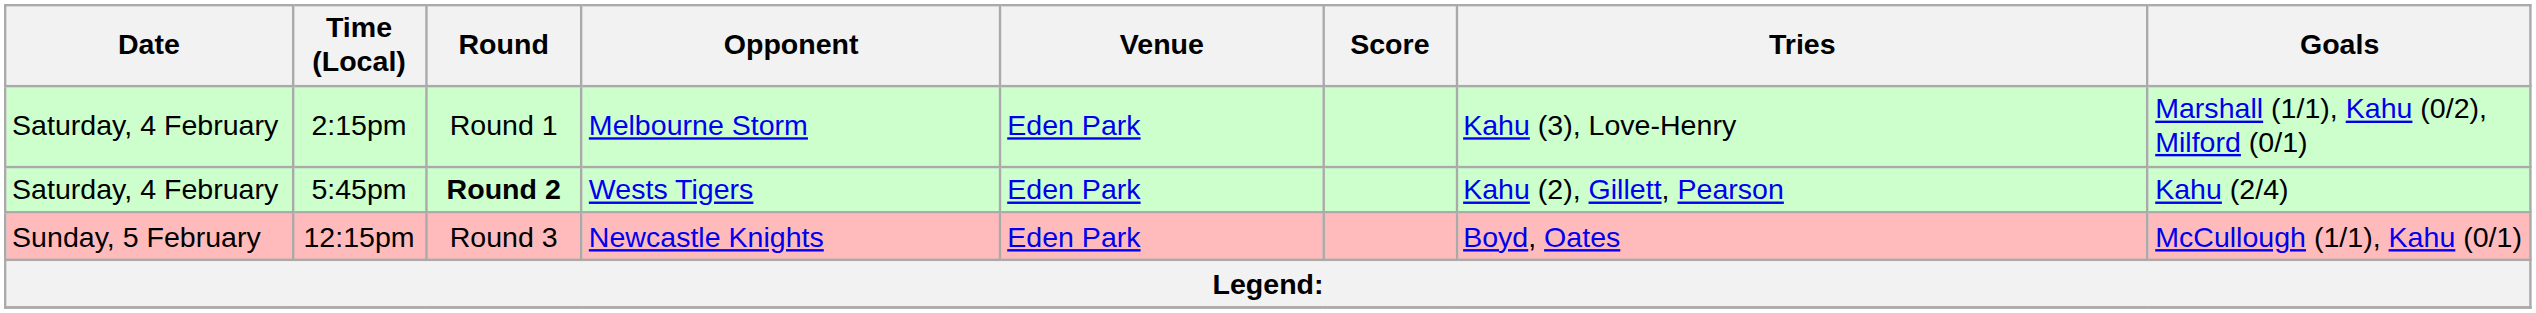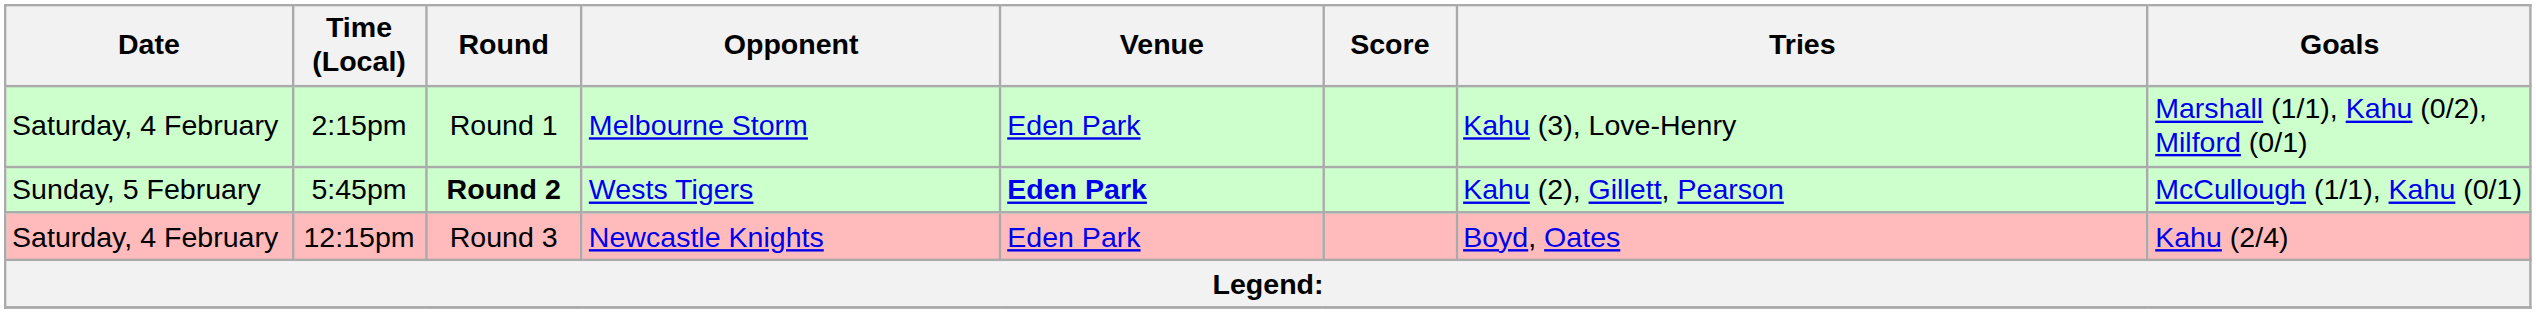(145, 190) Saturday, 4 February -> (136, 190) Sunday, 5 February
(1074, 190) normal -> (1077, 190) bold
(2222, 190) Kahu (2/4) -> (2339, 190) McCullough (1/1), Kahu (0/1)
(136, 237) Sunday, 5 February -> (145, 237) Saturday, 4 February
(2339, 237) McCullough (1/1), Kahu (0/1) -> (2222, 237) Kahu (2/4)
